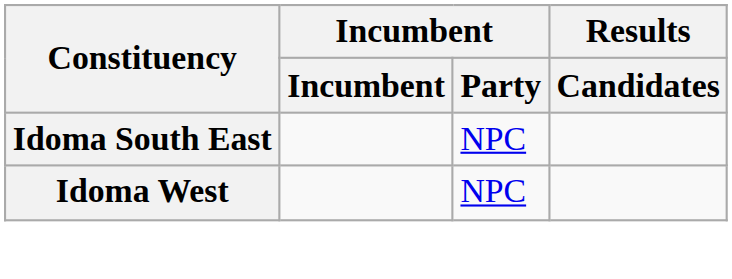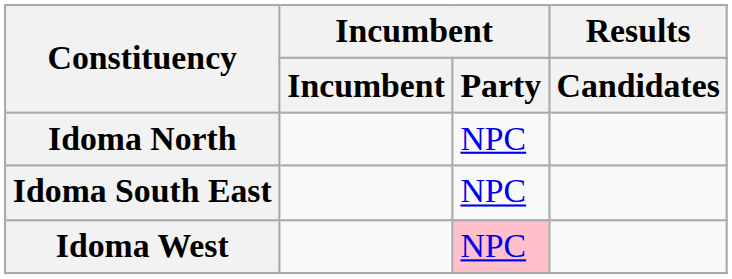+ row: (142, 138)
(493, 191) no background -> (493, 245) pink background
